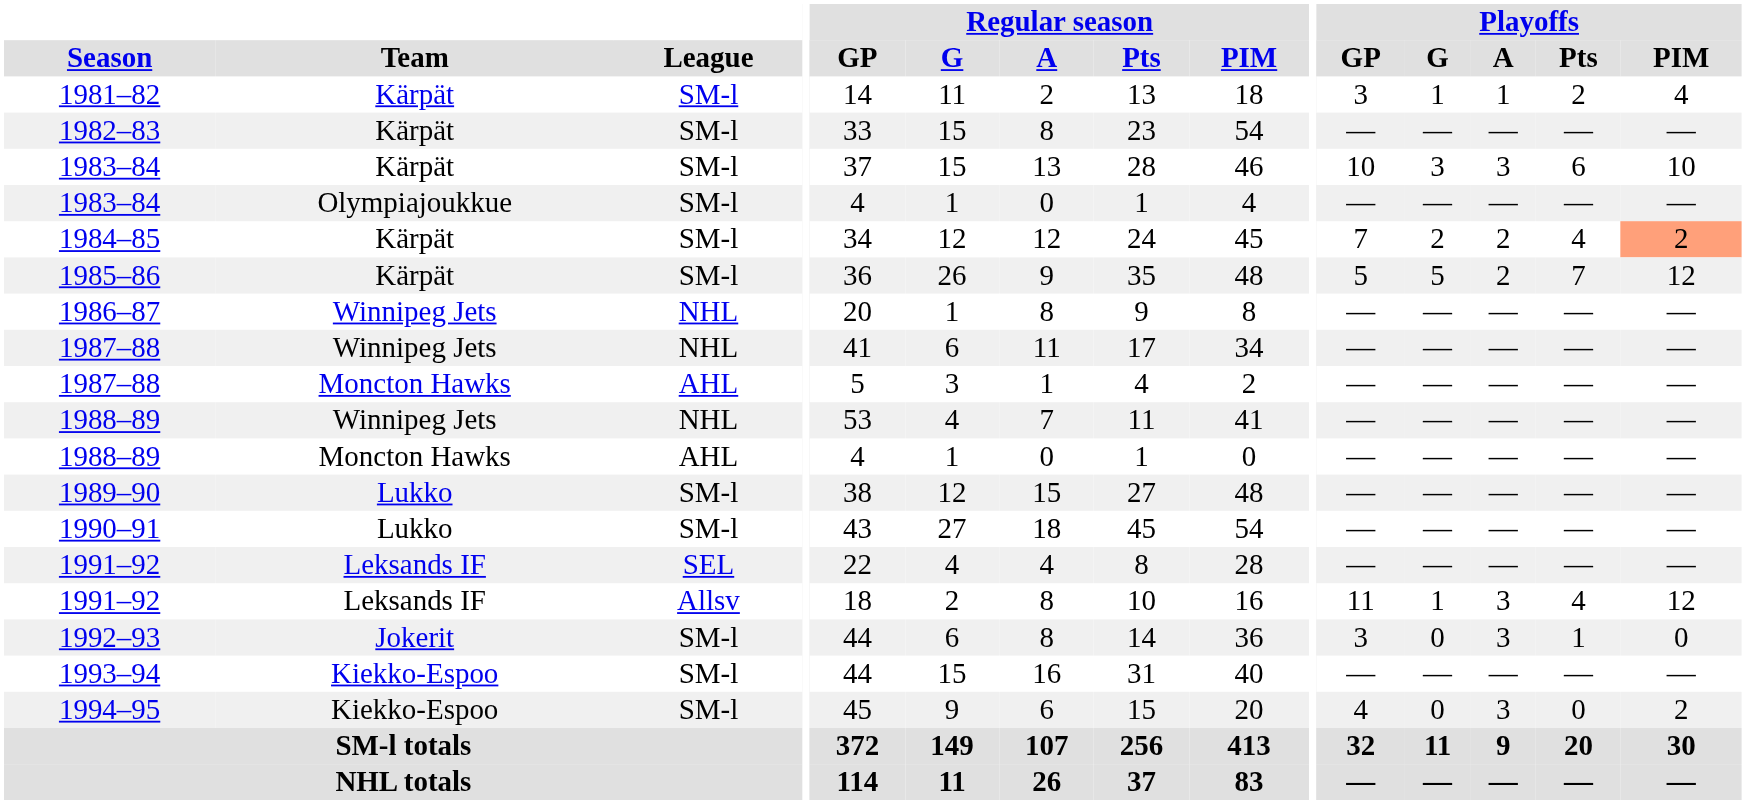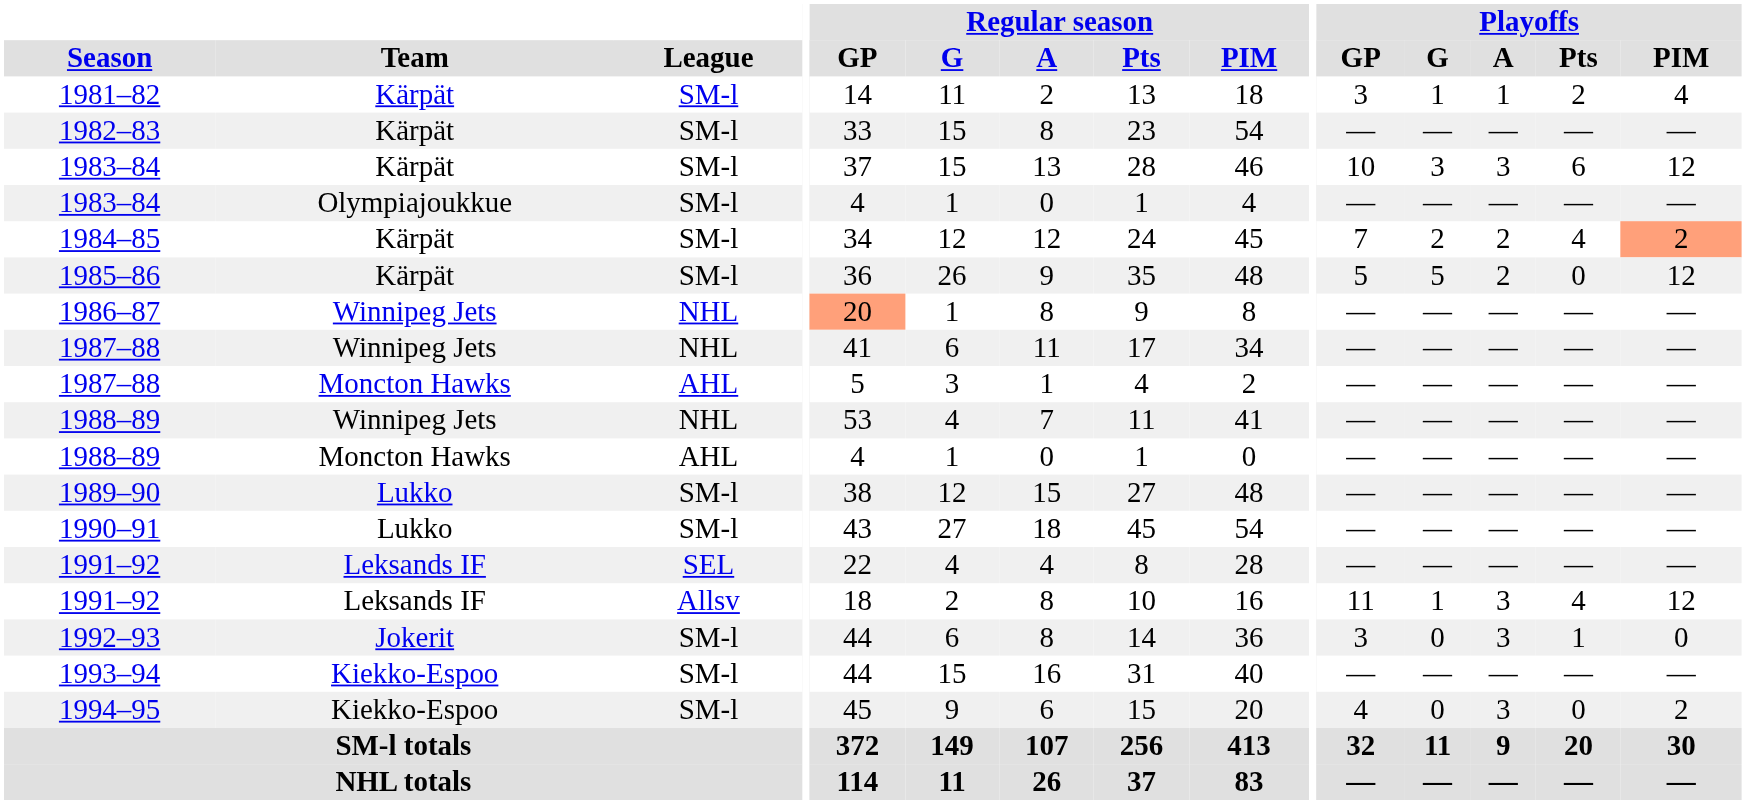(1681, 166) 10 -> (1681, 166) 12
(1578, 275) 7 -> (1578, 275) 0
(857, 311) no background -> (857, 311) lightsalmon background
